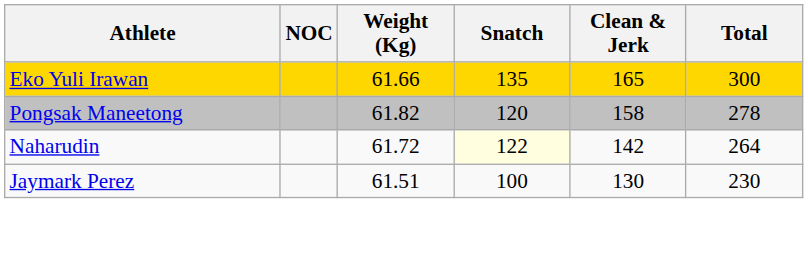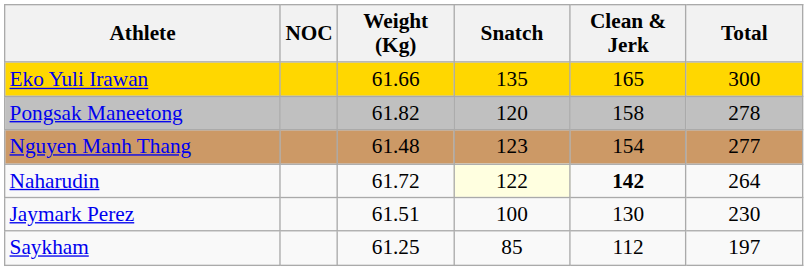+ row: (100, 146)
(628, 146) normal -> (628, 180) bold
+ row: (49, 247)
